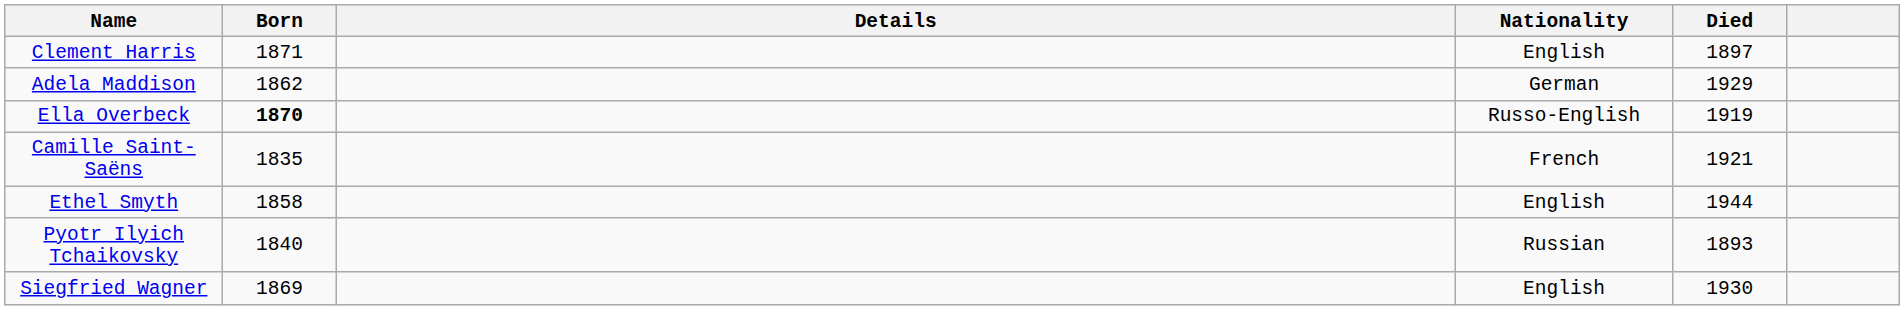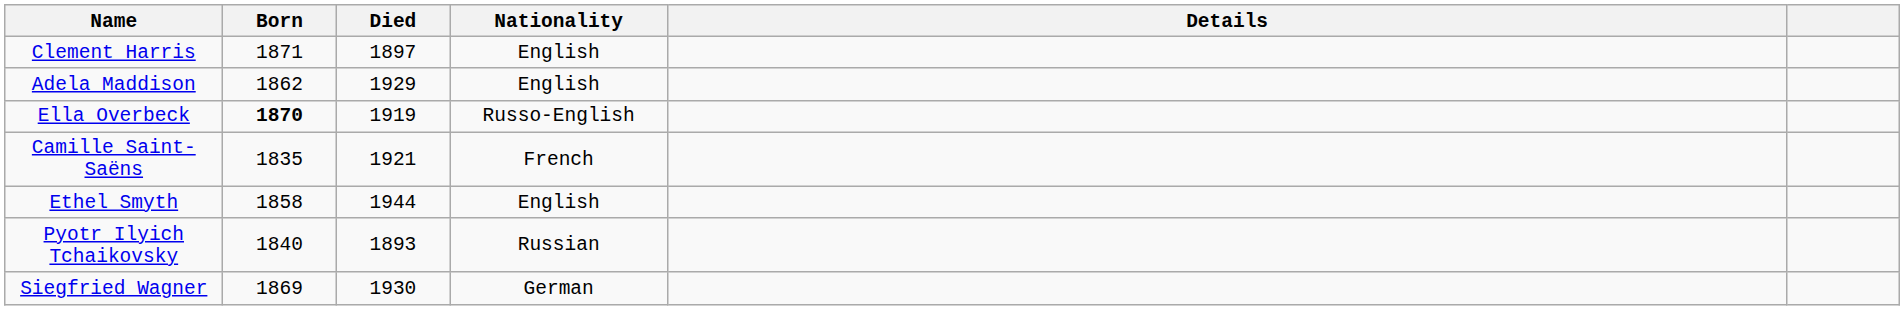columns swapped: (1730, 21) <-> (896, 21)
(1564, 84) German -> (559, 84) English
(1564, 288) English -> (559, 288) German
